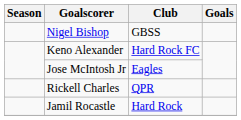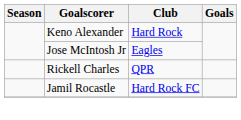- row: (78, 32)
(165, 50) Hard Rock FC -> (157, 32) Hard Rock
(157, 106) Hard Rock -> (165, 87) Hard Rock FC
